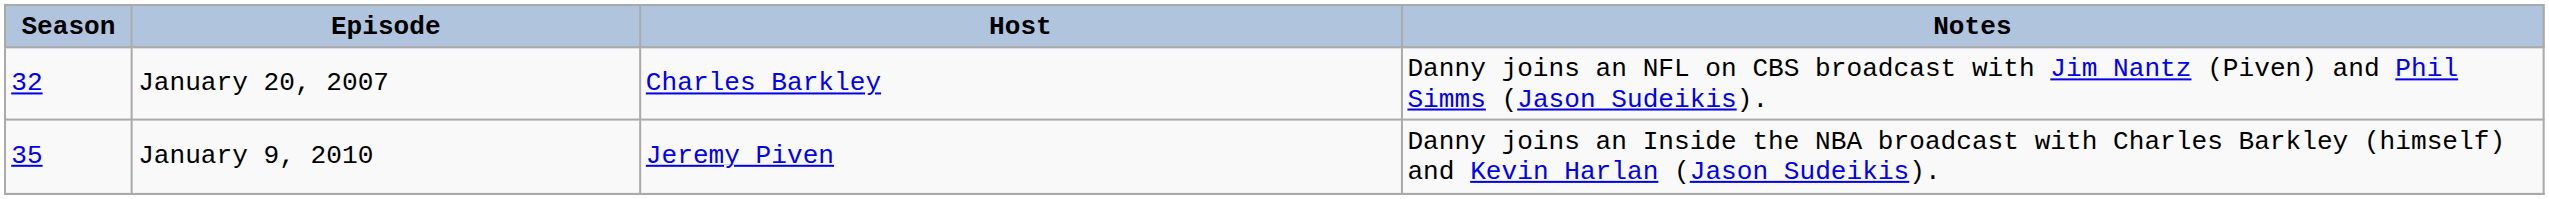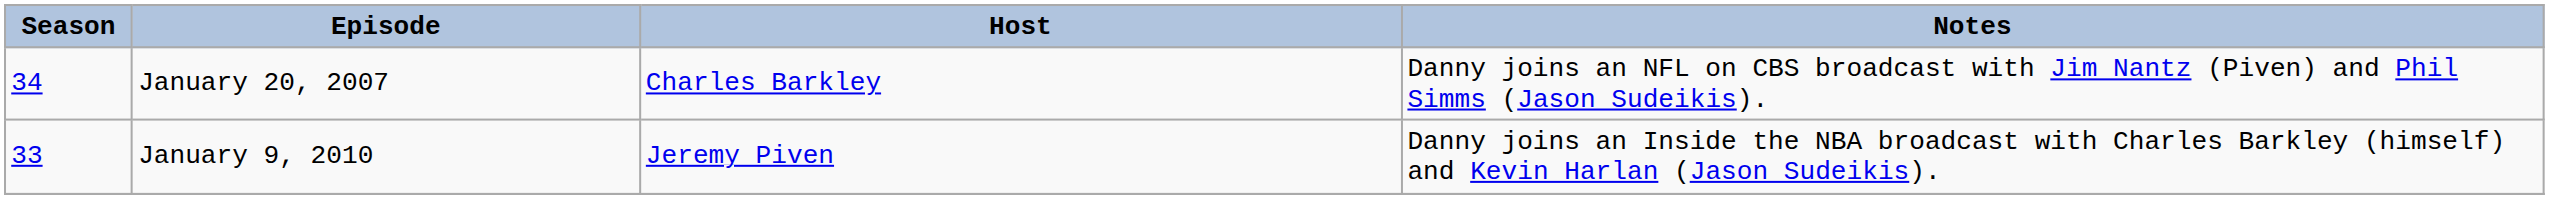(27, 84) 32 -> (27, 84) 34
(27, 157) 35 -> (27, 157) 33
